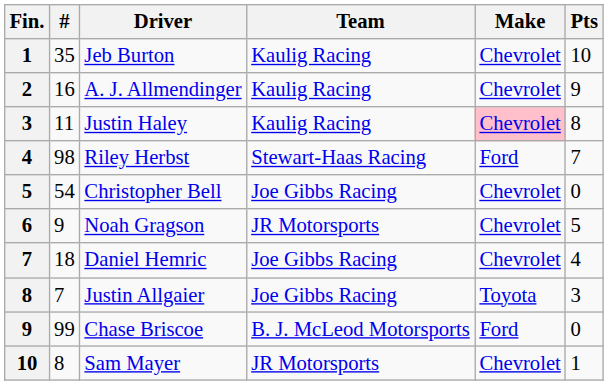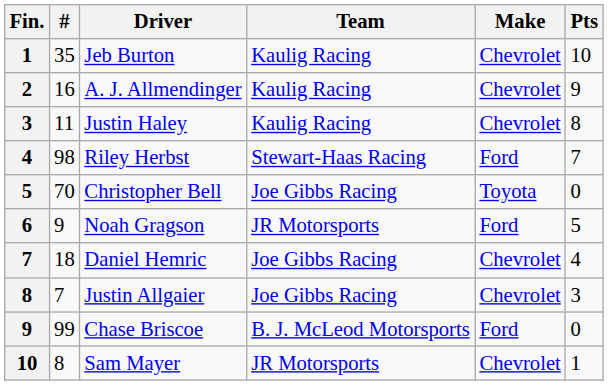(520, 123) pink background -> (520, 123) no background
(64, 192) 54 -> (64, 192) 70
(520, 192) Chevrolet -> (508, 192) Toyota
(520, 226) Chevrolet -> (499, 226) Ford
(508, 294) Toyota -> (520, 294) Chevrolet
